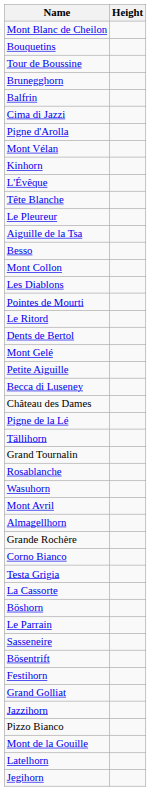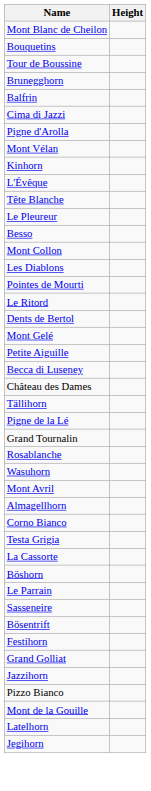- row: (45, 234)
rows swapped: (27, 438) <-> (38, 421)
- row: (42, 540)
